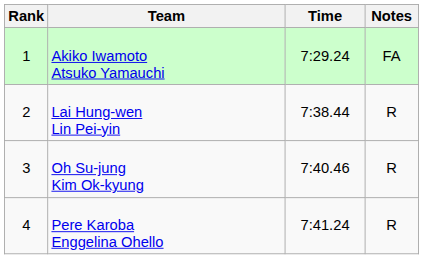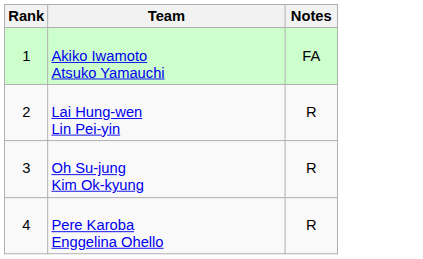- column: (325, 16)
